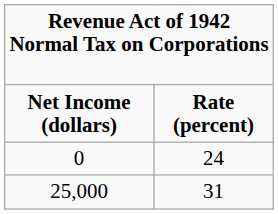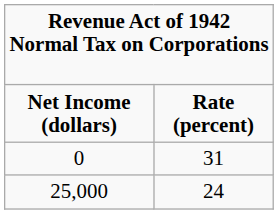(213, 158) 24 -> (213, 158) 31
(213, 191) 31 -> (213, 191) 24
